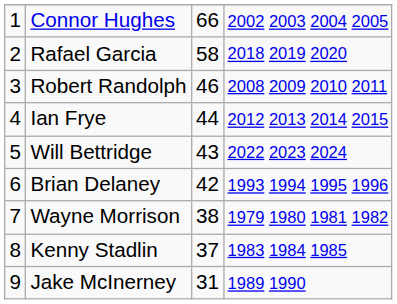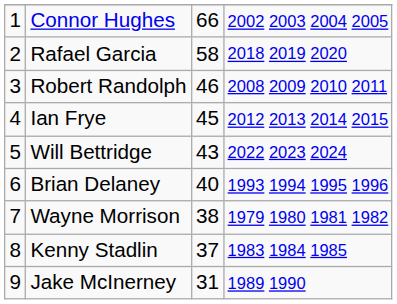(207, 119) 44 -> (207, 119) 45
(207, 184) 42 -> (207, 184) 40
